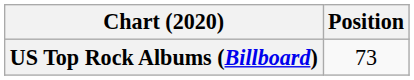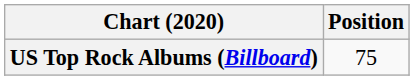(366, 57) 73 -> (366, 57) 75
